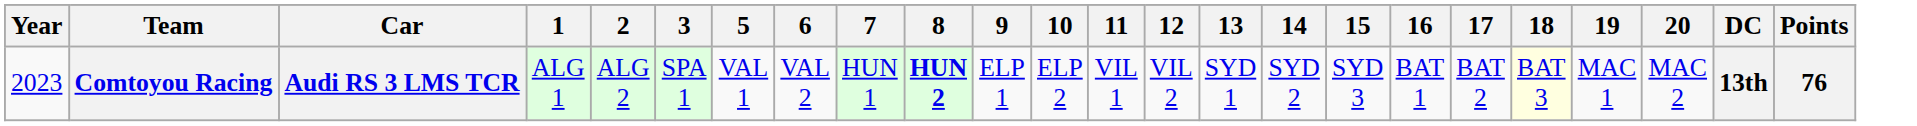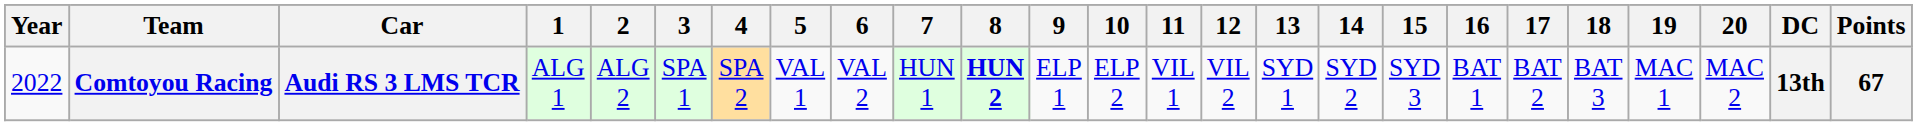+ column: (741, 25)
(37, 82) 2023 -> (37, 82) 2022
(1541, 82) lightyellow background -> (1598, 82) no background
(1814, 82) 76 -> (1871, 82) 67
